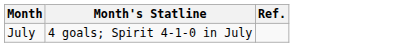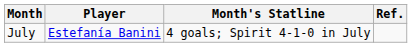+ column: (104, 14)
